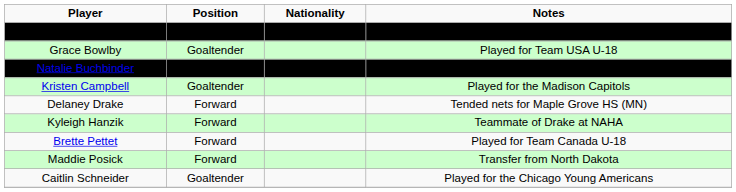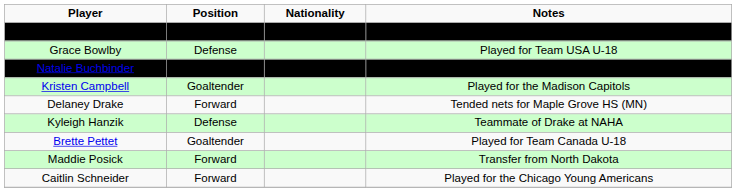(215, 50) Goaltender -> (215, 50) Defense
(215, 123) Forward -> (215, 123) Defense
(215, 141) Forward -> (215, 141) Goaltender
(215, 178) Goaltender -> (215, 178) Forward
